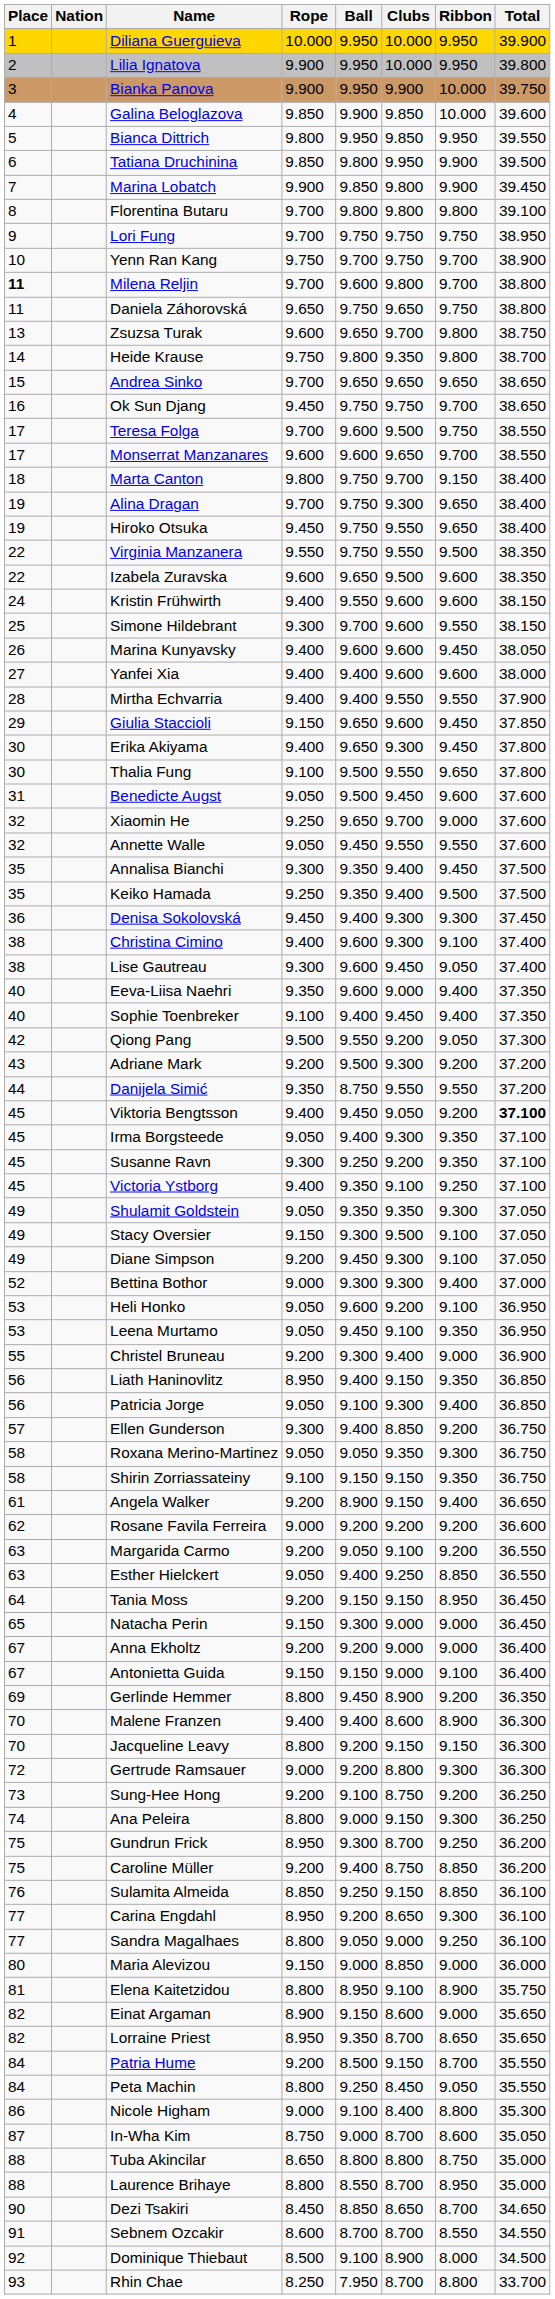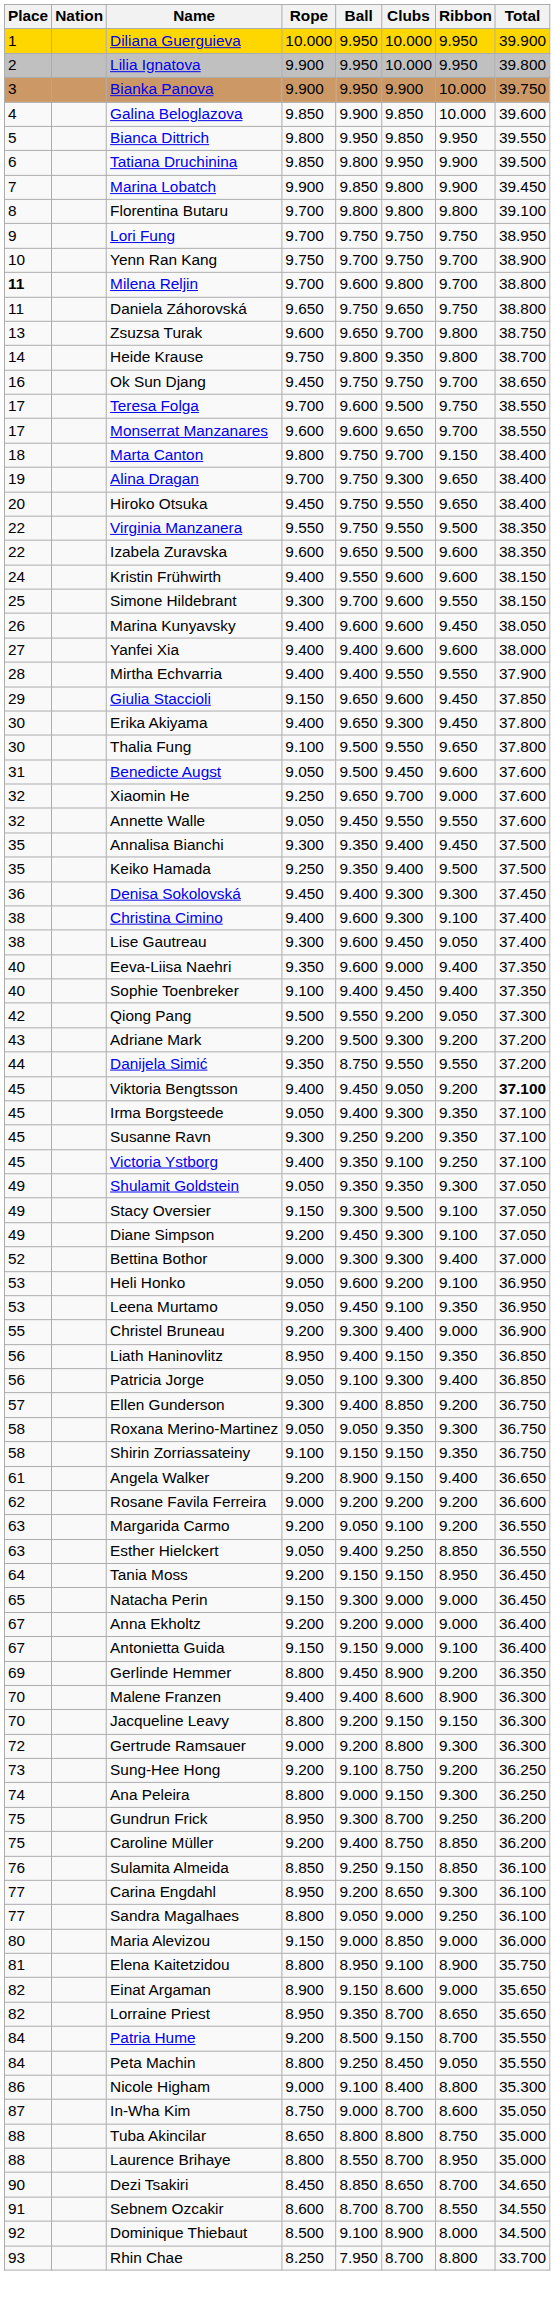- row: (156, 382)
(17, 528) 19 -> (17, 503) 20
